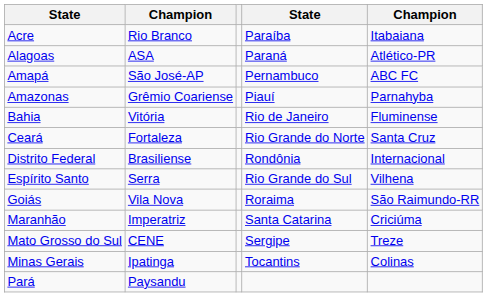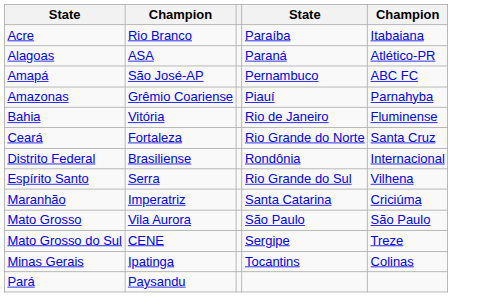- row: (24, 199)
+ row: (44, 220)
